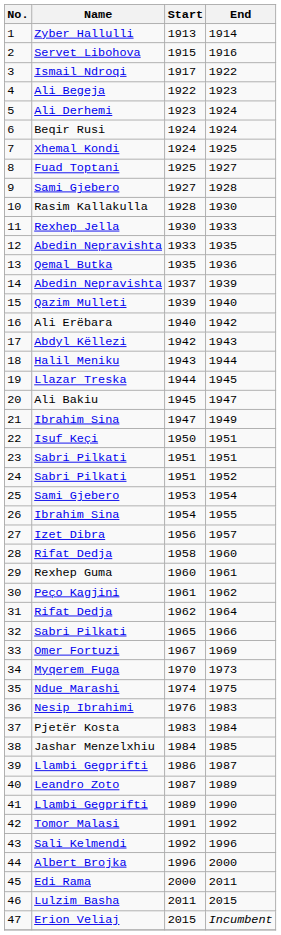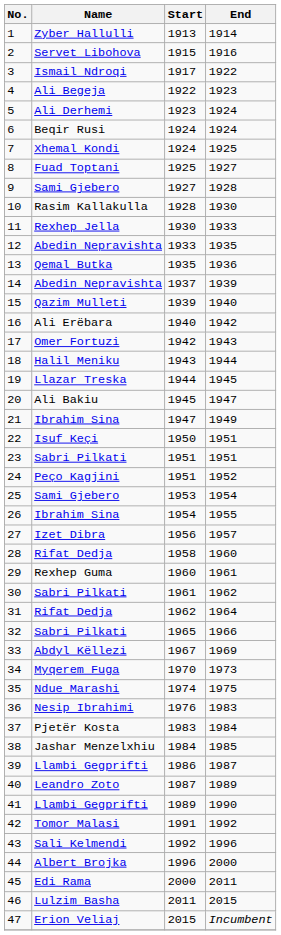(80, 342) Abdyl Këllezi -> (77, 342) Omer Fortuzi
(80, 477) Sabri Pilkati -> (77, 477) Peço Kagjini
(77, 593) Peço Kagjini -> (80, 593) Sabri Pilkati
(77, 650) Omer Fortuzi -> (80, 650) Abdyl Këllezi
